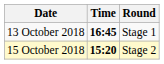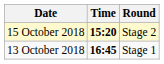rows swapped: (46, 31) <-> (46, 50)
